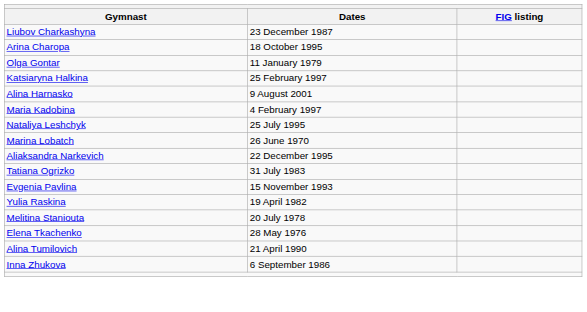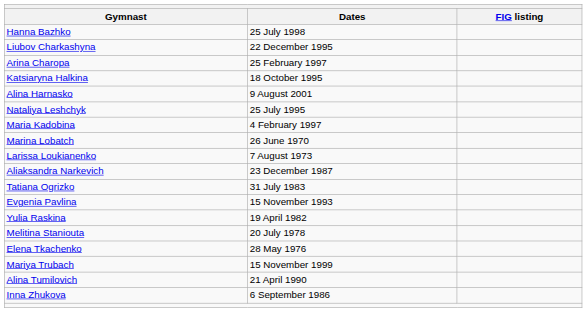+ row: (39, 32)
(291, 32) 23 December 1987 -> (291, 47) 22 December 1995
(286, 47) 18 October 1995 -> (288, 63) 25 February 1997
- row: (33, 63)
(288, 78) 25 February 1997 -> (286, 78) 18 October 1995
rows swapped: (41, 109) <-> (46, 125)
+ row: (51, 156)
(291, 156) 22 December 1995 -> (291, 171) 23 December 1987
+ row: (40, 264)
